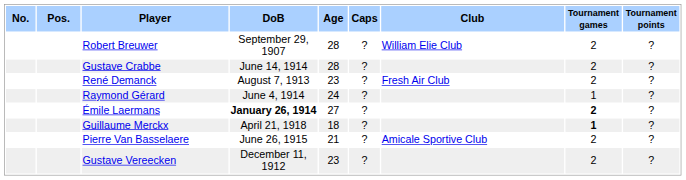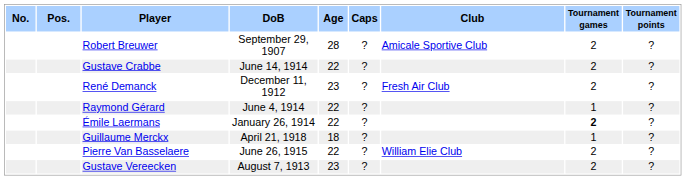(422, 45) William Elie Club -> (434, 45) Amicale Sportive Club
(333, 66) 28 -> (333, 66) 22
(273, 81) August 7, 1913 -> (273, 87) December 11, 1912
(333, 95) 24 -> (333, 108) 22
(273, 110) bold -> (273, 122) normal
(333, 110) 27 -> (333, 122) 22
(594, 125) bold -> (594, 137) normal
(333, 140) 21 -> (333, 152) 22
(434, 140) Amicale Sportive Club -> (422, 152) William Elie Club
(273, 160) December 11, 1912 -> (273, 166) August 7, 1913
